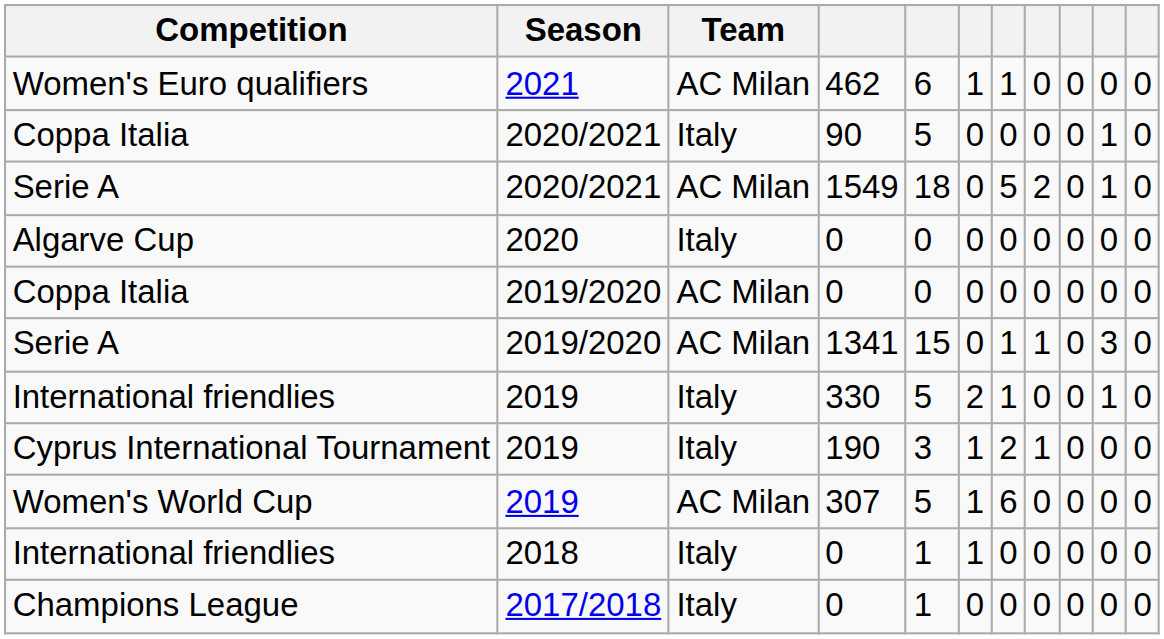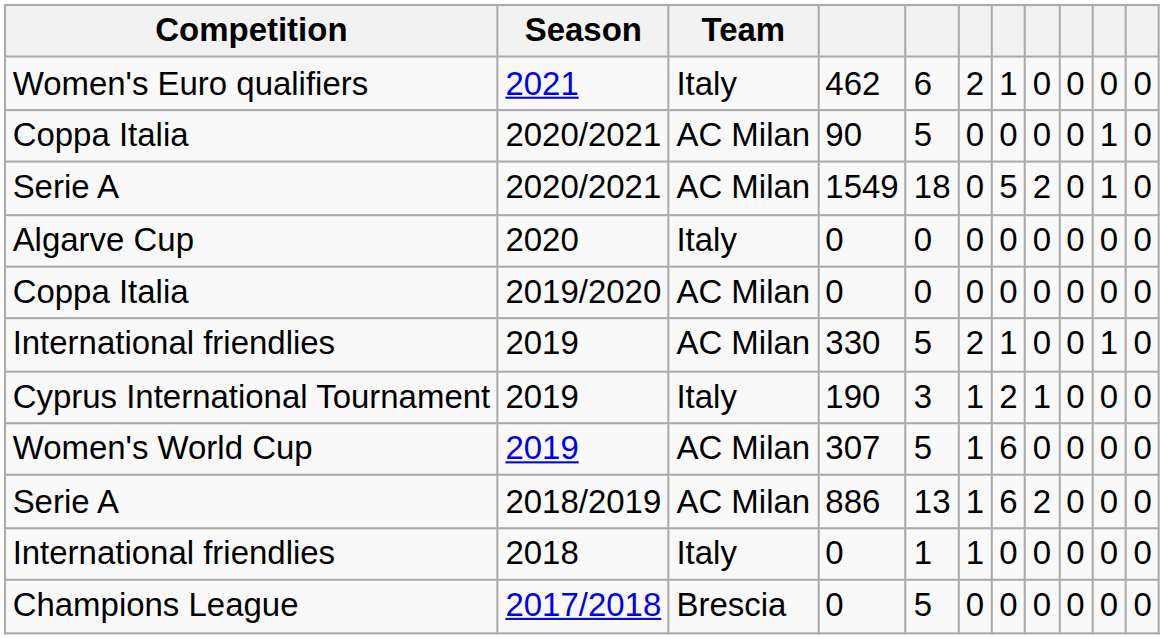(743, 82) AC Milan -> (707, 82) Italy
(975, 82) 1 -> (975, 82) 2
(707, 135) Italy -> (743, 135) AC Milan
- row: (66, 344)
(707, 396) Italy -> (743, 344) AC Milan
+ row: (66, 501)
(707, 605) Italy -> (731, 605) Brescia
(923, 605) 1 -> (923, 605) 5
